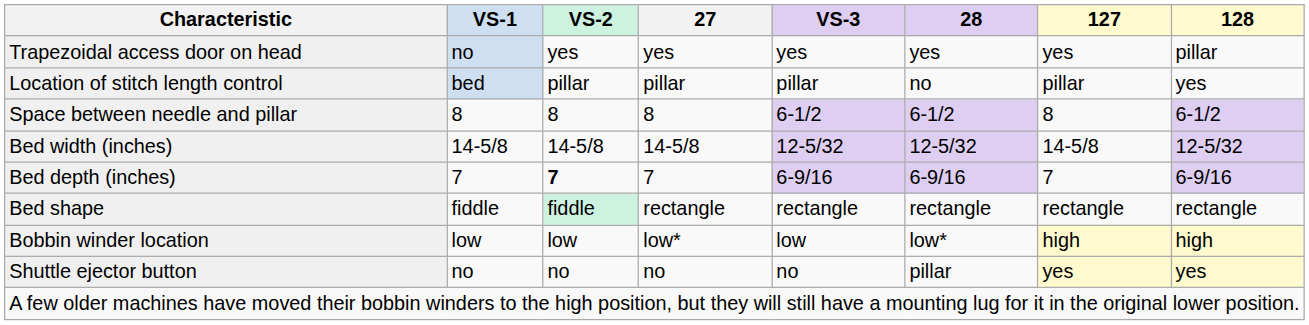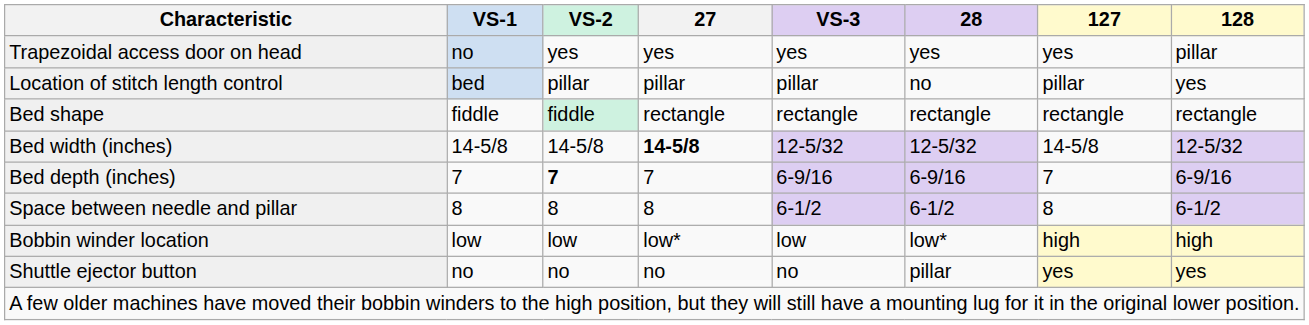rows swapped: (57, 209) <-> (153, 114)
(671, 146) normal -> (671, 146) bold
